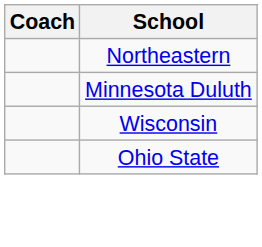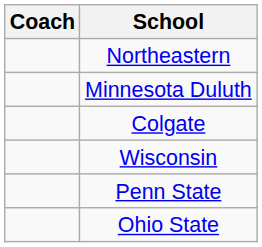+ row: (168, 124)
+ row: (168, 191)
